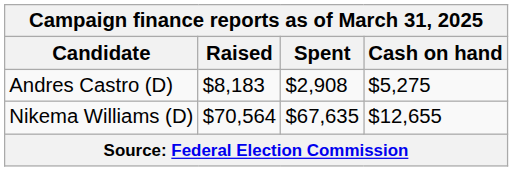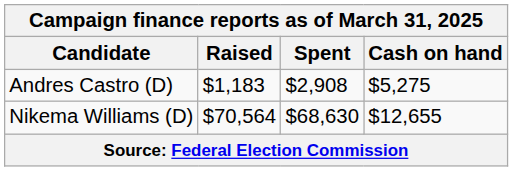(234, 85) $8,183 -> (234, 85) $1,183
(322, 117) $67,635 -> (322, 117) $68,630
